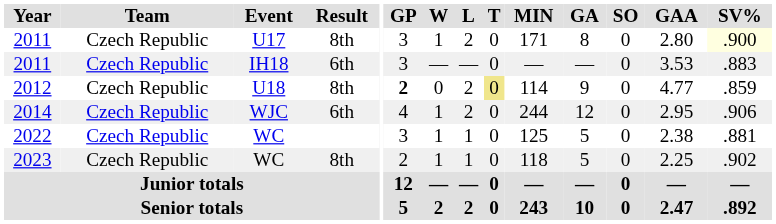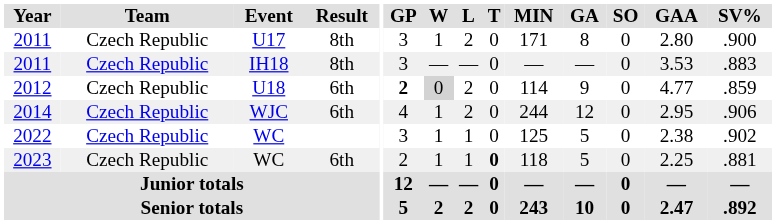(740, 39) lightyellow background -> (740, 39) no background
(342, 63) 6th -> (342, 63) 8th
(342, 87) 8th -> (342, 87) 6th
(438, 87) no background -> (438, 87) lightgrey background
(494, 87) khaki background -> (494, 87) no background
(740, 135) .881 -> (740, 135) .902
(342, 159) 8th -> (342, 159) 6th
(494, 159) normal -> (494, 159) bold
(740, 159) .902 -> (740, 159) .881
